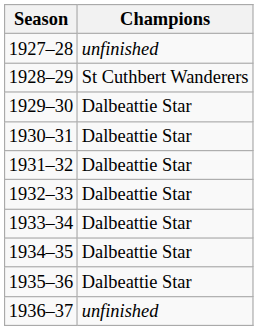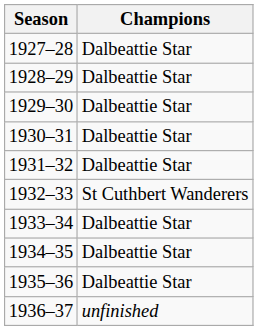(120, 48) unfinished -> (137, 48) Dalbeattie Star
(165, 77) St Cuthbert Wanderers -> (137, 77) Dalbeattie Star
(137, 194) Dalbeattie Star -> (165, 194) St Cuthbert Wanderers
